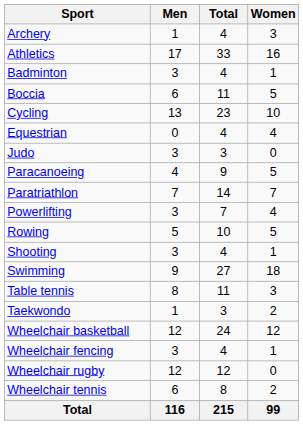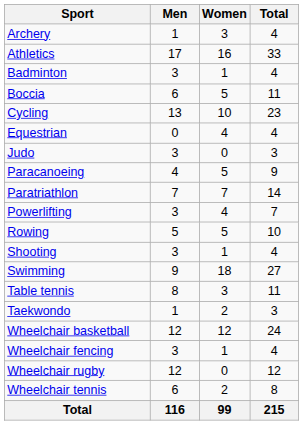columns swapped: (273, 14) <-> (224, 14)
